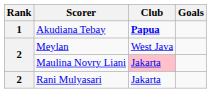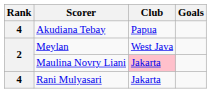(19, 29) 1 -> (19, 29) 4
(145, 29) bold -> (144, 29) normal
(19, 79) 2 -> (19, 79) 4
